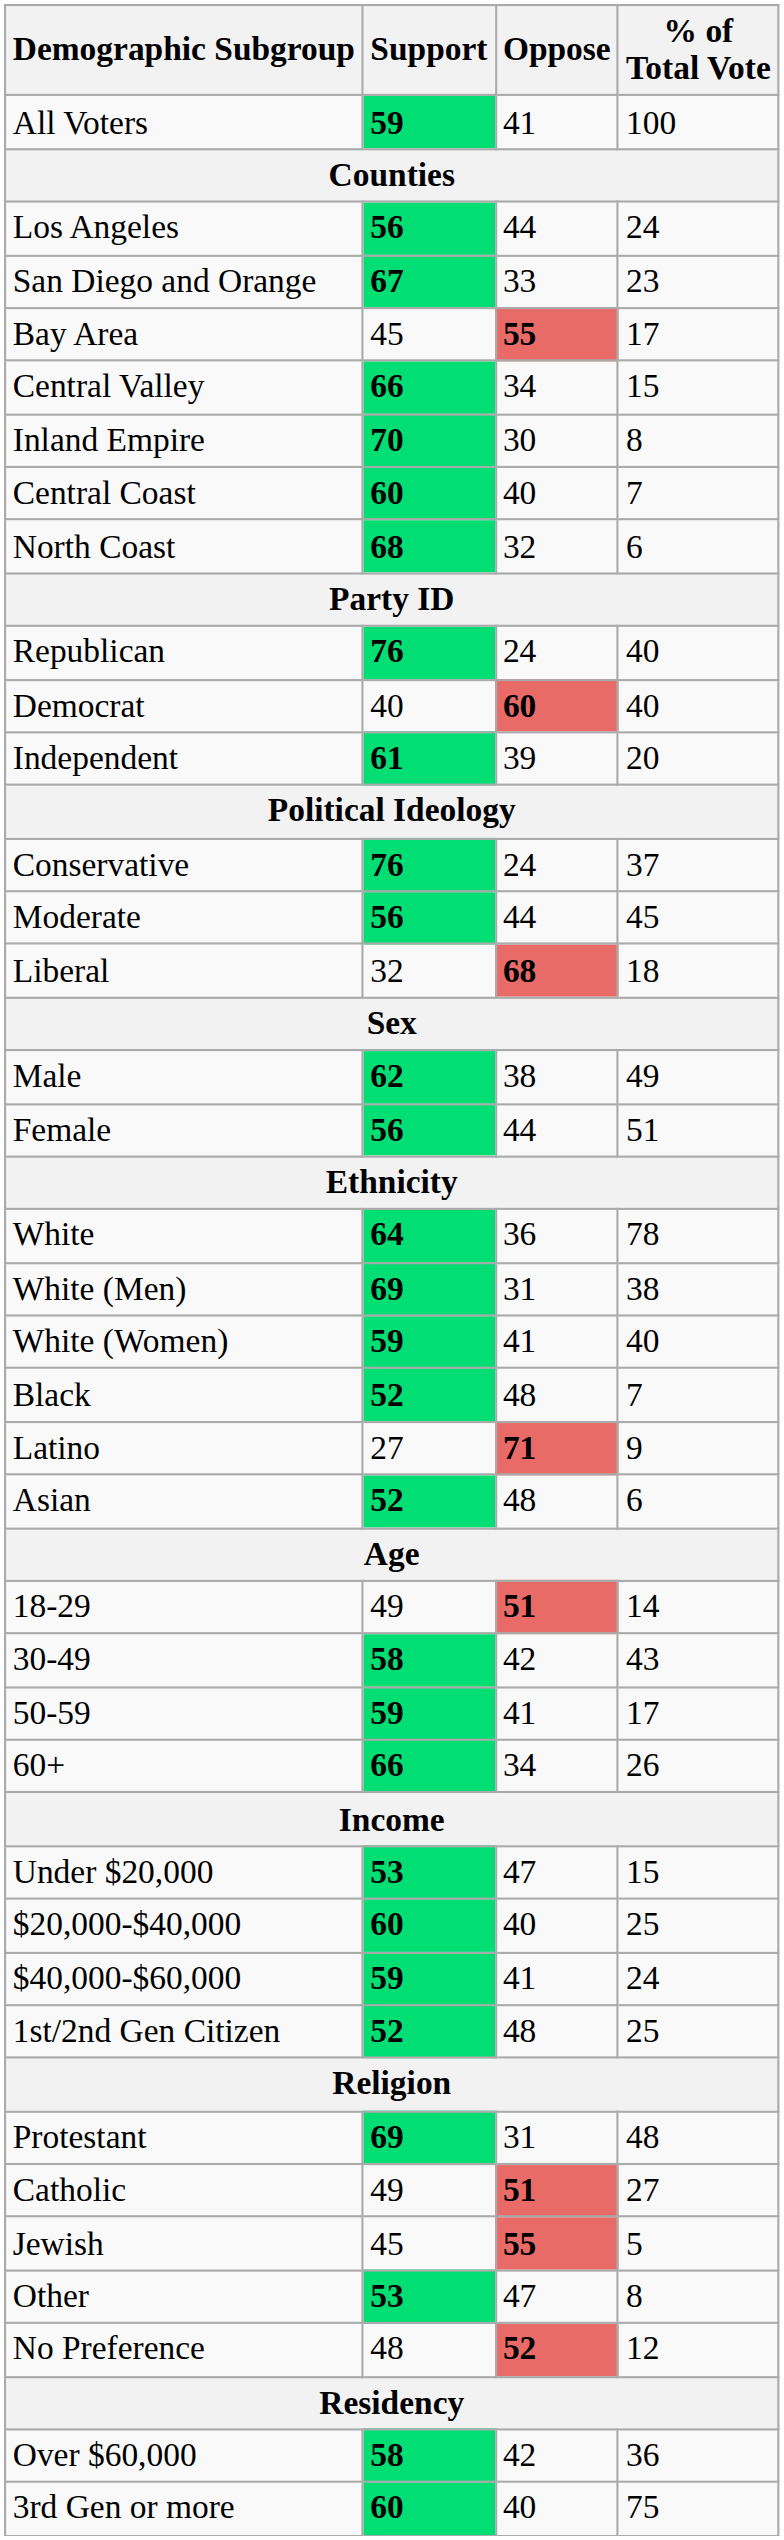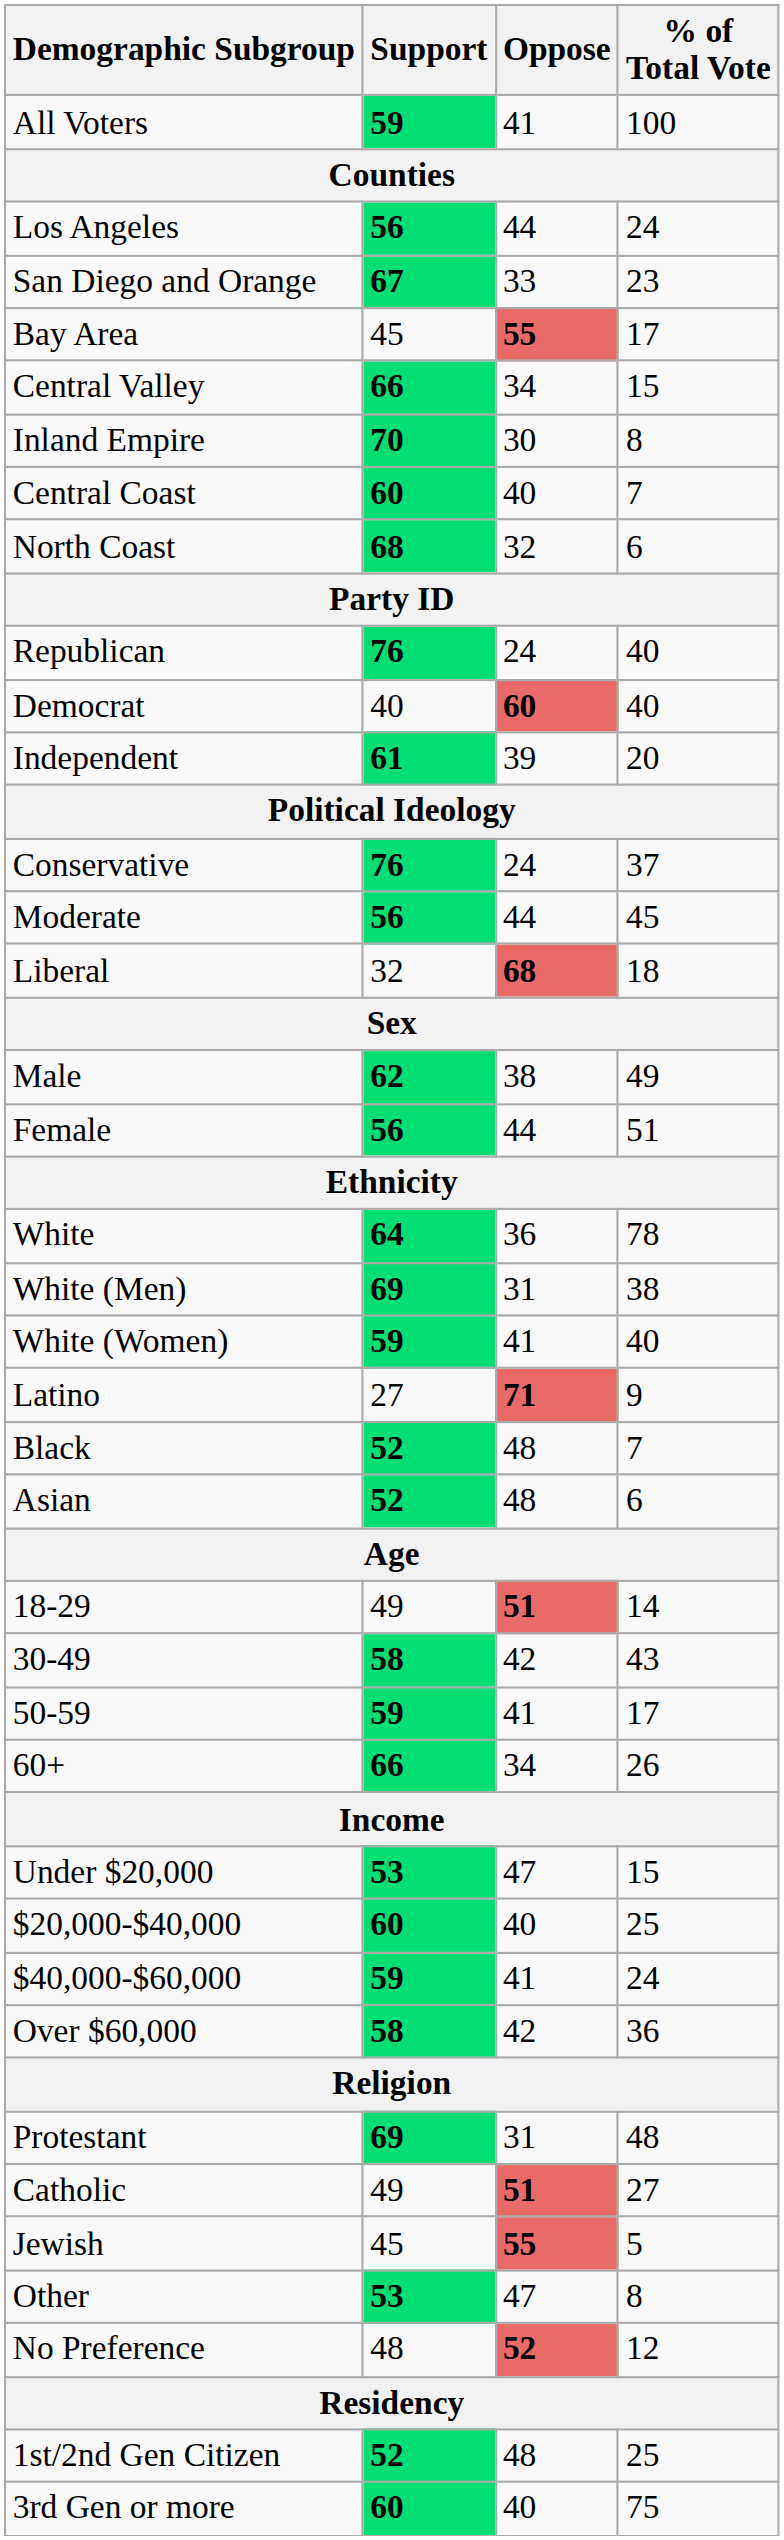rows swapped: (56, 1447) <-> (52, 1394)
rows swapped: (105, 2455) <-> (146, 2030)
